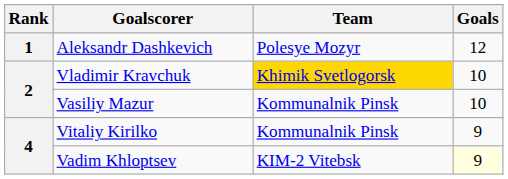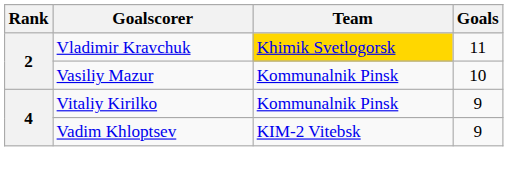- row: (135, 47)
(478, 75) 10 -> (478, 47) 11
(478, 160) lightyellow background -> (478, 132) no background
